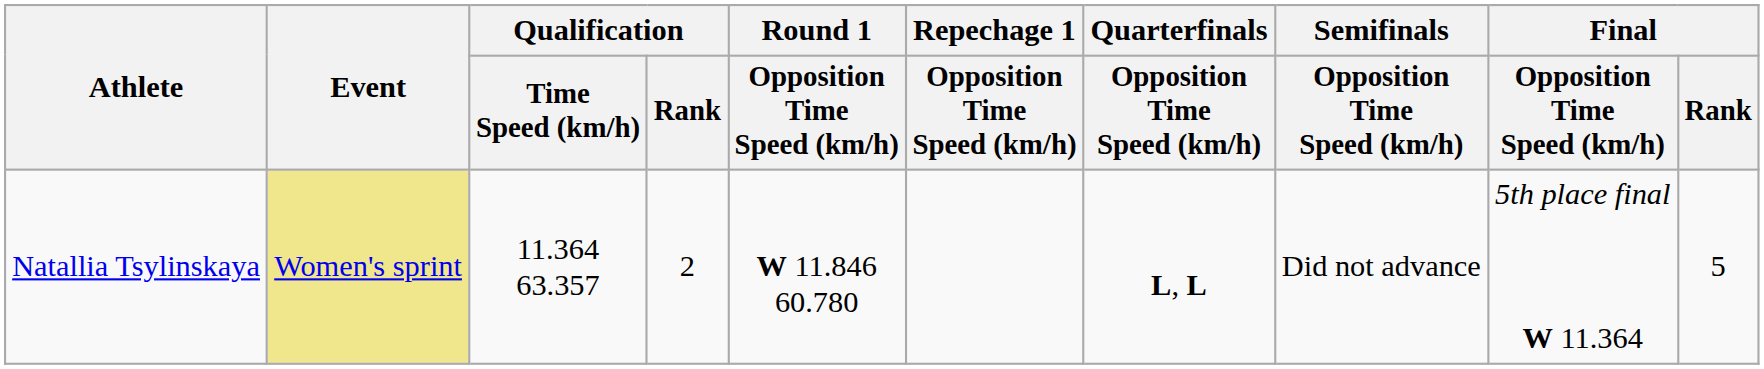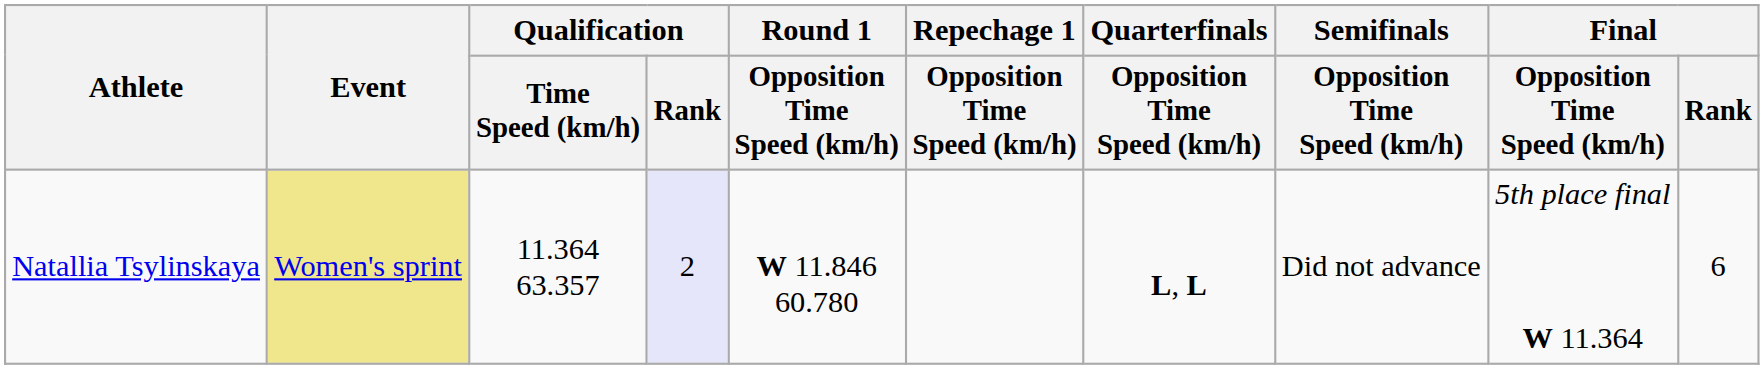(687, 266) no background -> (687, 266) lavender background
(1718, 266) 5 -> (1718, 266) 6
